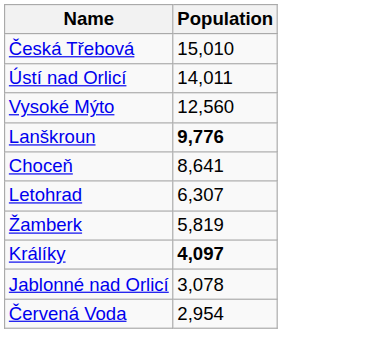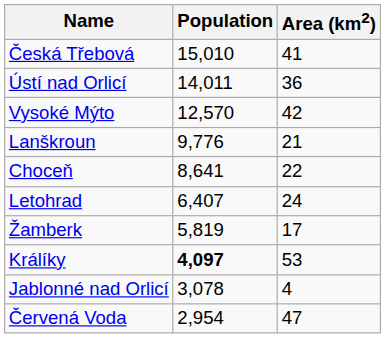+ column: (329, 21)
(206, 107) 12,560 -> (206, 112) 12,570
(201, 136) bold -> (201, 141) normal
(201, 195) 6,307 -> (201, 200) 6,407
